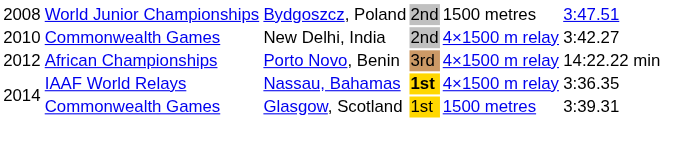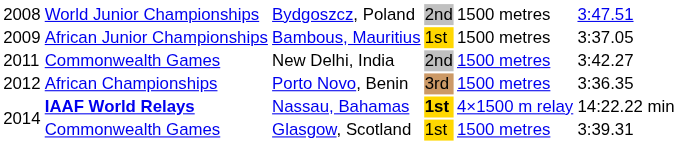+ row: (346, 37)
(22, 37) 2010 -> (21, 60) 2011
(501, 37) 4×1500 m relay -> (504, 60) 1500 metres
(501, 60) 4×1500 m relay -> (504, 83) 1500 metres
(612, 60) 14:22.22 min -> (605, 83) 3:36.35
(116, 83) normal -> (120, 106) bold
(591, 83) 3:36.35 -> (626, 106) 14:22.22 min
